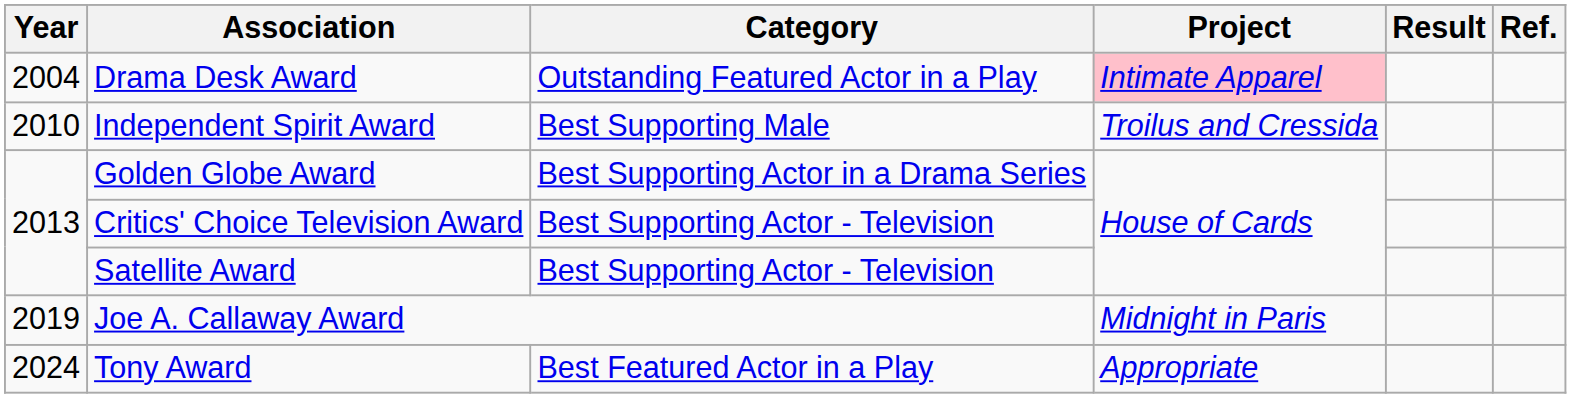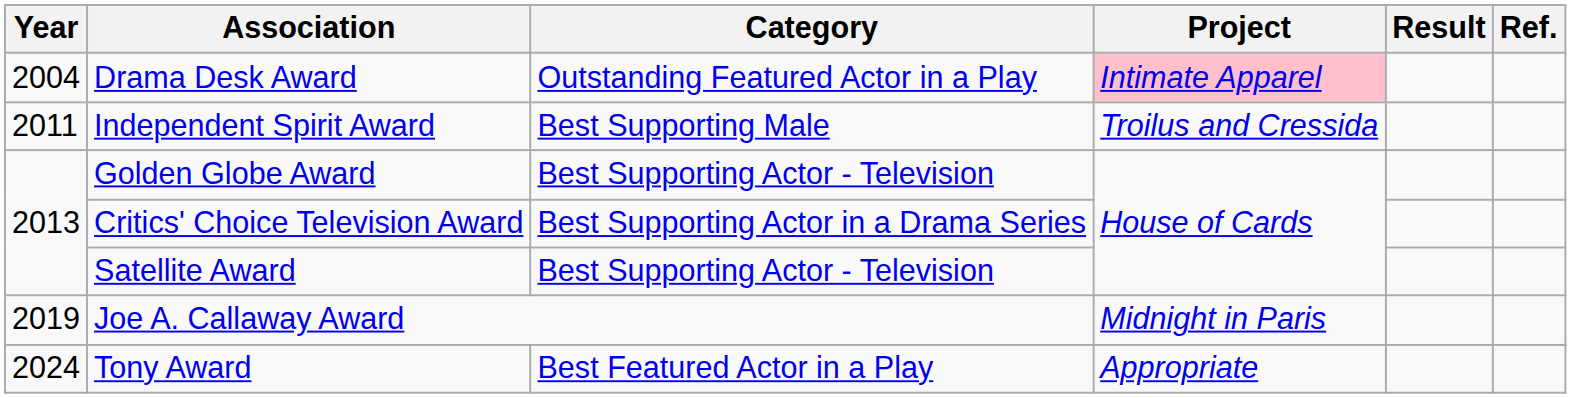(46, 125) 2010 -> (45, 125) 2011
(812, 174) Best Supporting Actor in a Drama Series -> (766, 174) Best Supporting Actor - Television
(766, 222) Best Supporting Actor - Television -> (812, 222) Best Supporting Actor in a Drama Series
